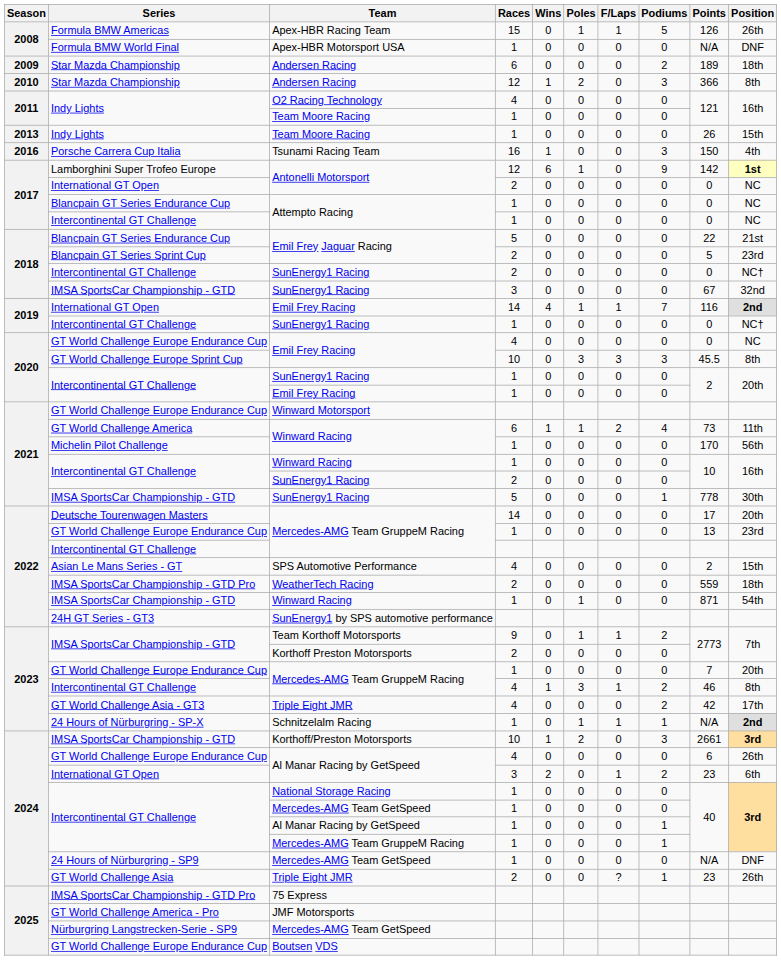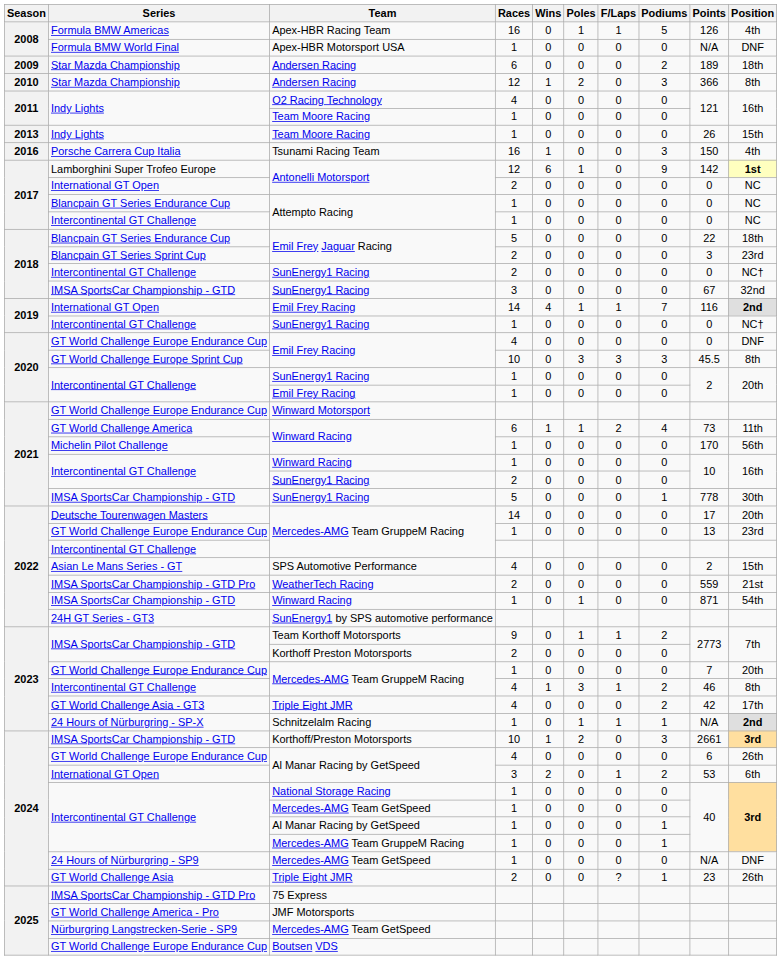(514, 31) 15 -> (514, 31) 16
(753, 31) 26th -> (753, 31) 4th
(753, 238) 21st -> (753, 238) 18th
(709, 255) 5 -> (709, 255) 3
(753, 342) NC -> (753, 342) DNF
(753, 584) 18th -> (753, 584) 21st
(709, 774) 23 -> (709, 774) 53
